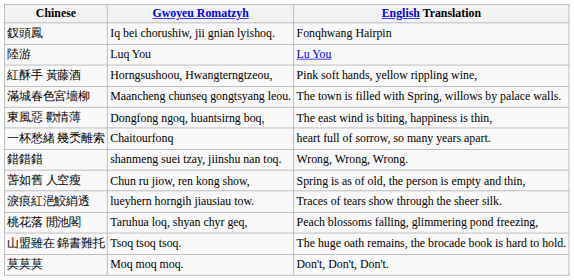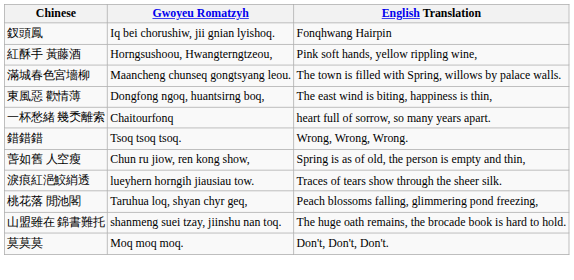- row: (19, 54)
(196, 159) shanmeng suei tzay, jiinshu nan toq. -> (146, 138) Tsoq tsoq tsoq.
(146, 243) Tsoq tsoq tsoq. -> (196, 222) shanmeng suei tzay, jiinshu nan toq.
